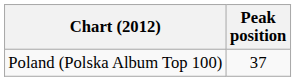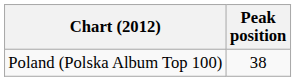(258, 62) 37 -> (258, 62) 38
